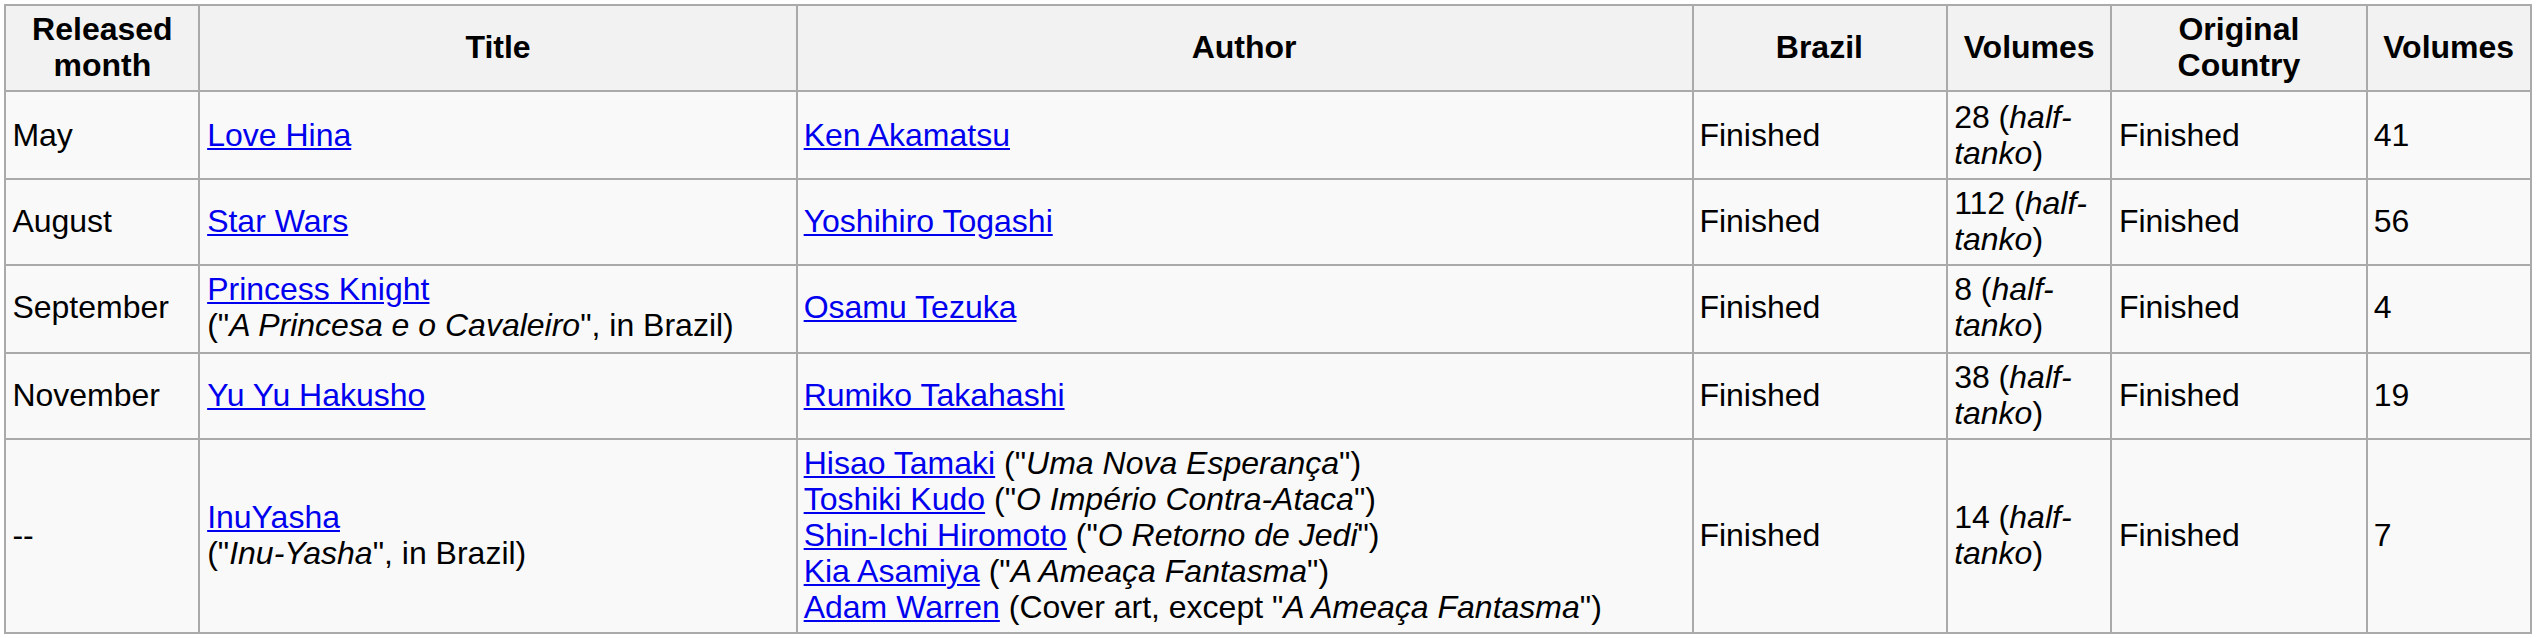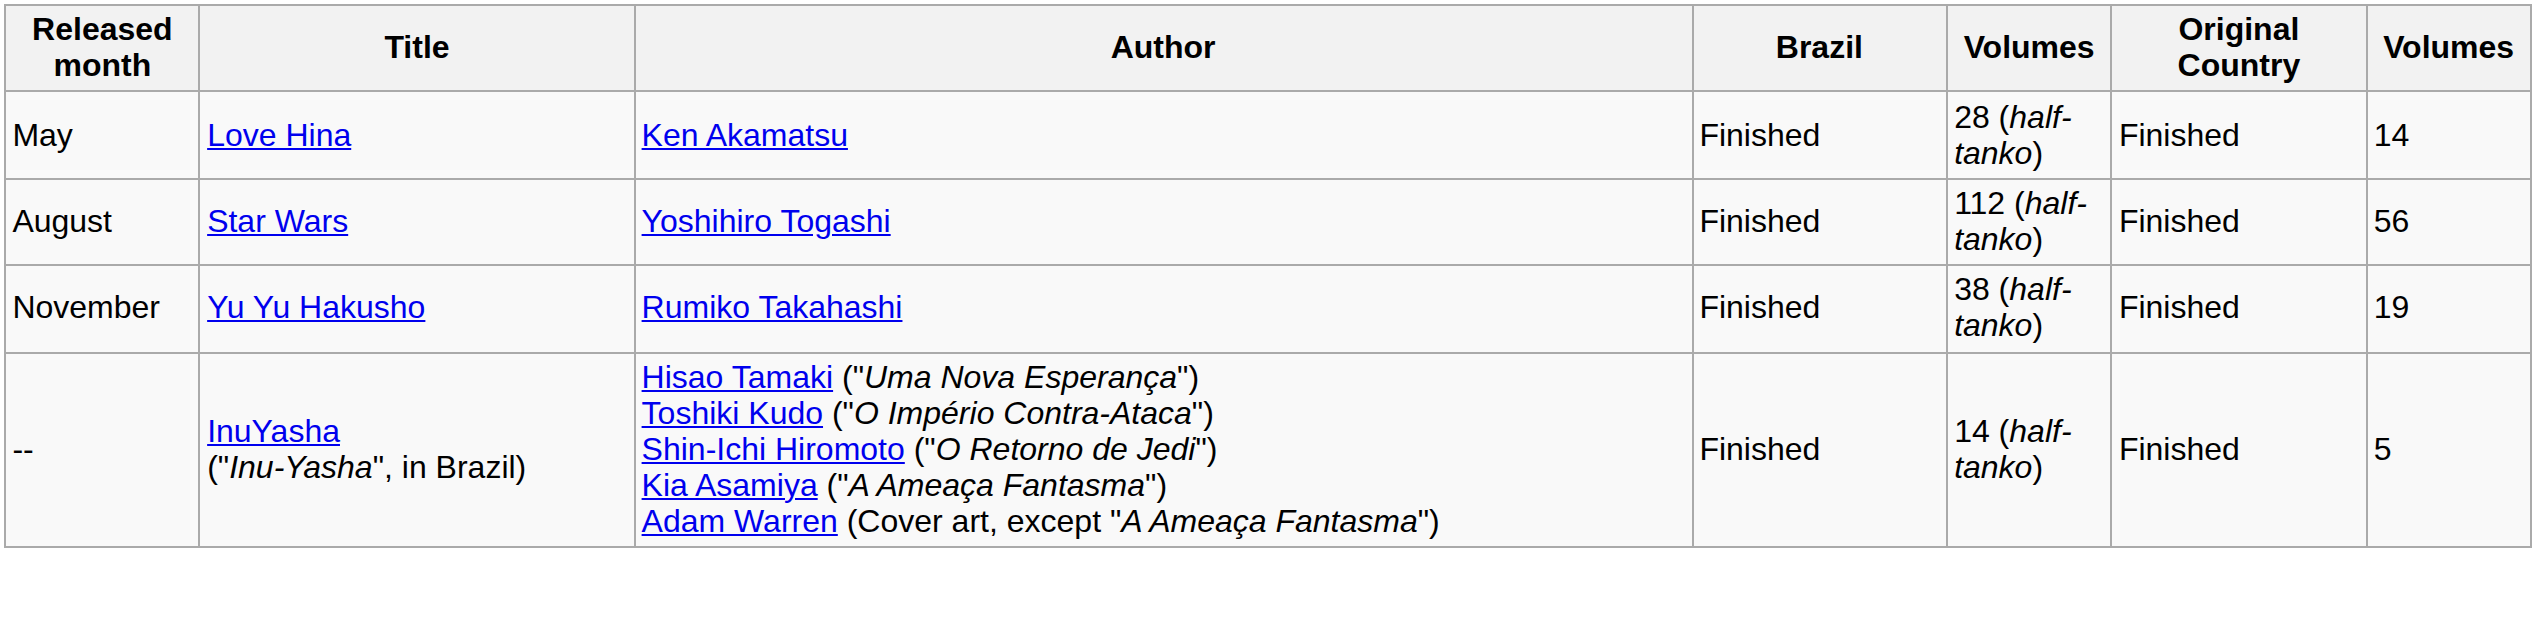(2391, 134) 41 -> (2391, 134) 14
- row: (91, 308)
(2383, 535) 7 -> (2383, 448) 5
